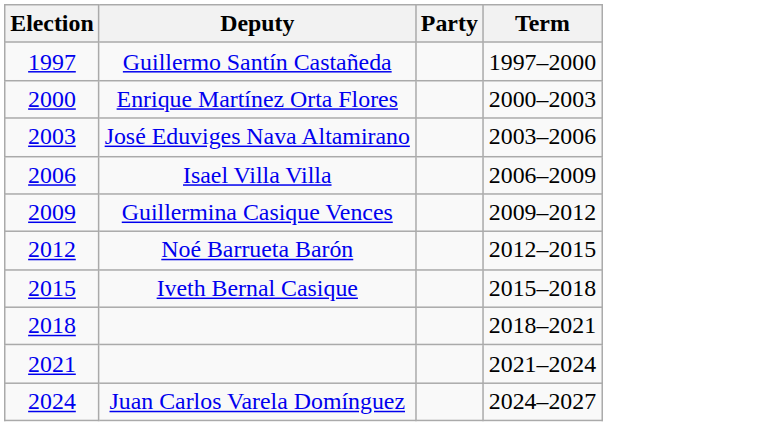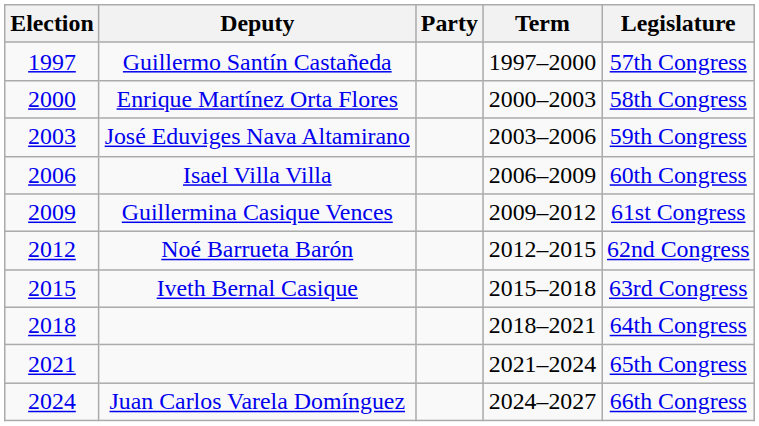+ column: (678, 23)
